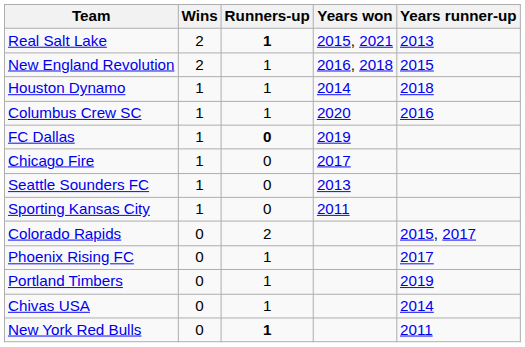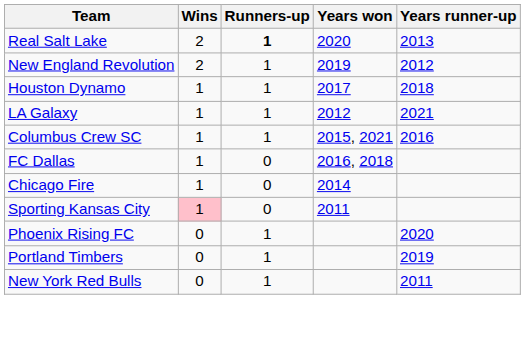(355, 40) 2015, 2021 -> (334, 40) 2020
(355, 64) 2016, 2018 -> (334, 64) 2019
(417, 64) 2015 -> (417, 64) 2012
(334, 88) 2014 -> (334, 88) 2017
+ row: (43, 112)
(334, 112) 2020 -> (355, 137) 2015, 2021
(267, 137) bold -> (267, 161) normal
(334, 137) 2019 -> (355, 161) 2016, 2018
(334, 161) 2017 -> (334, 185) 2014
- row: (79, 185)
(200, 209) no background -> (200, 209) pink background
- row: (65, 233)
(417, 257) 2017 -> (417, 233) 2020
- row: (49, 305)
(267, 329) bold -> (267, 281) normal
